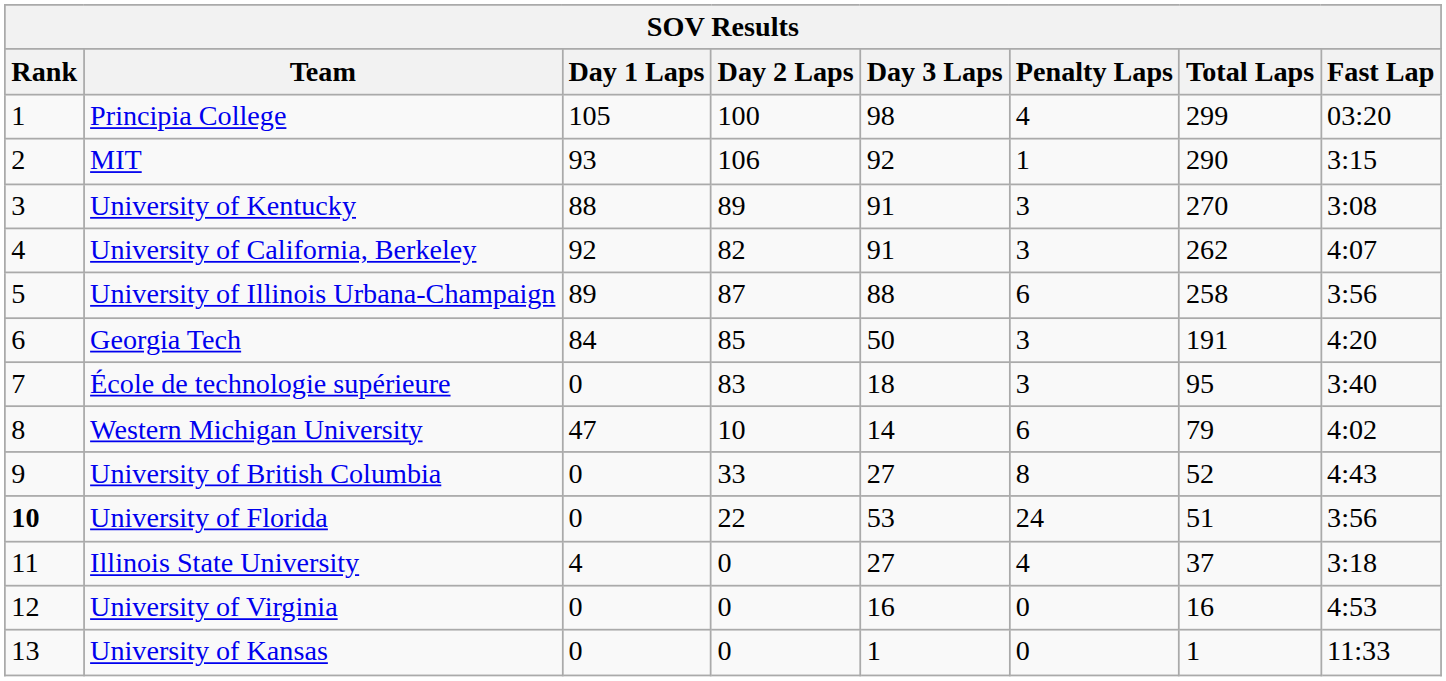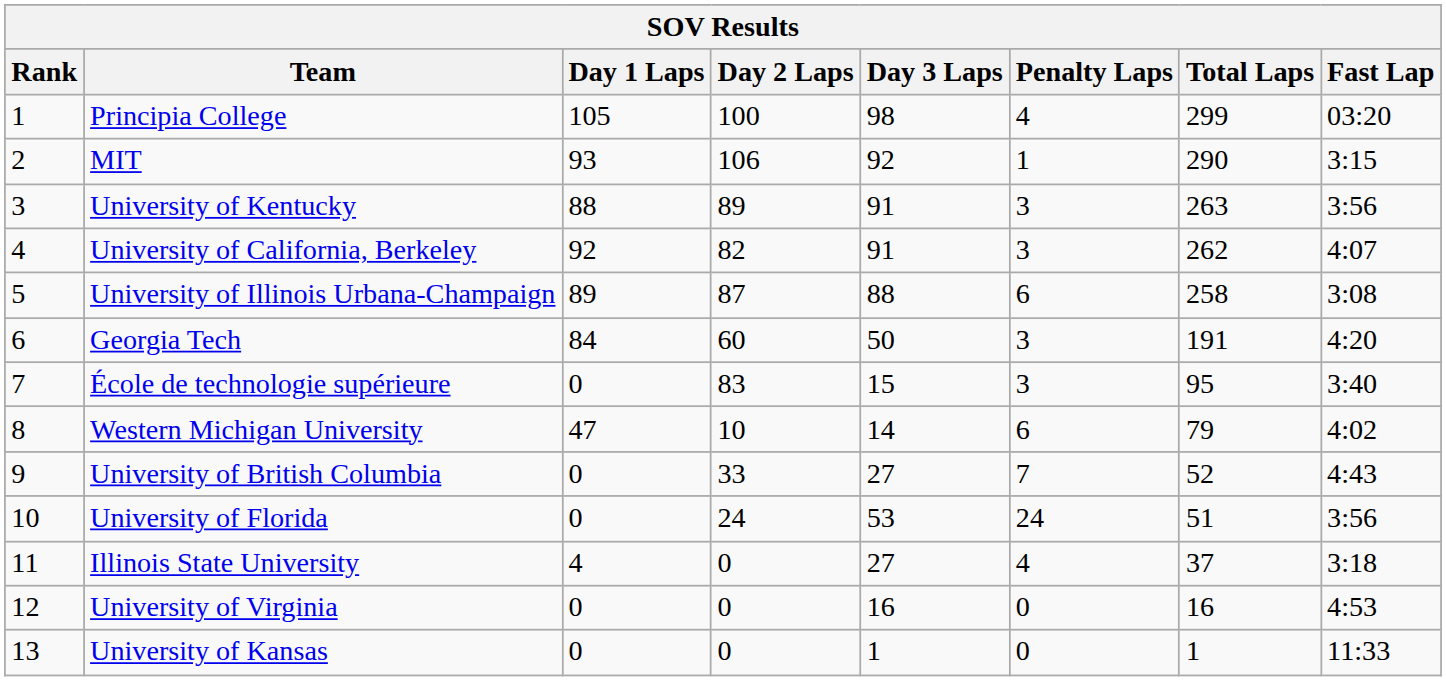(1207, 205) 270 -> (1207, 205) 263
(1352, 205) 3:08 -> (1352, 205) 3:56
(1352, 294) 3:56 -> (1352, 294) 3:08
(732, 339) 85 -> (732, 339) 60
(881, 384) 18 -> (881, 384) 15
(1023, 473) 8 -> (1023, 473) 7
(25, 518) bold -> (25, 518) normal
(732, 518) 22 -> (732, 518) 24
